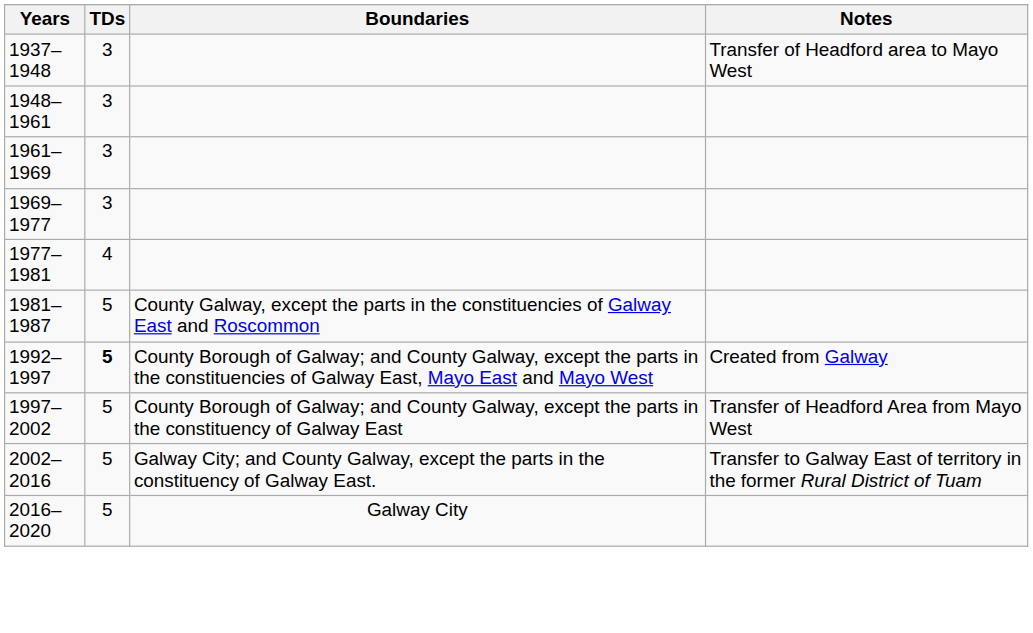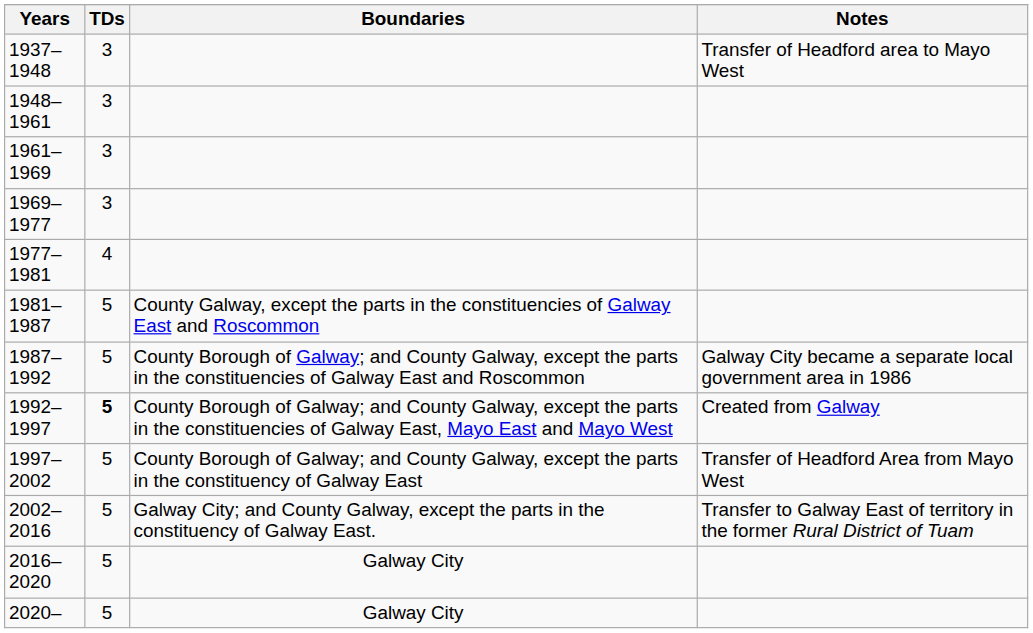+ row: (35, 367)
+ row: (35, 612)
